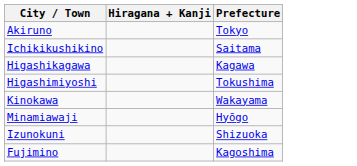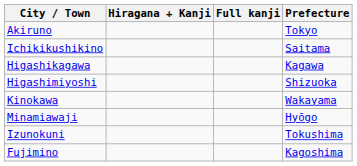+ column: (248, 13)
(245, 83) Tokushima -> (311, 83) Shizuoka
(242, 135) Shizuoka -> (314, 135) Tokushima
